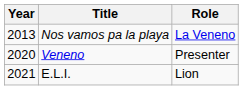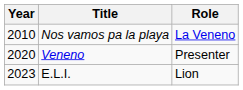(21, 34) 2013 -> (21, 34) 2010
(21, 74) 2021 -> (21, 74) 2023
